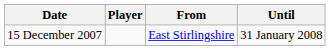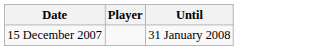- column: (191, 14)
